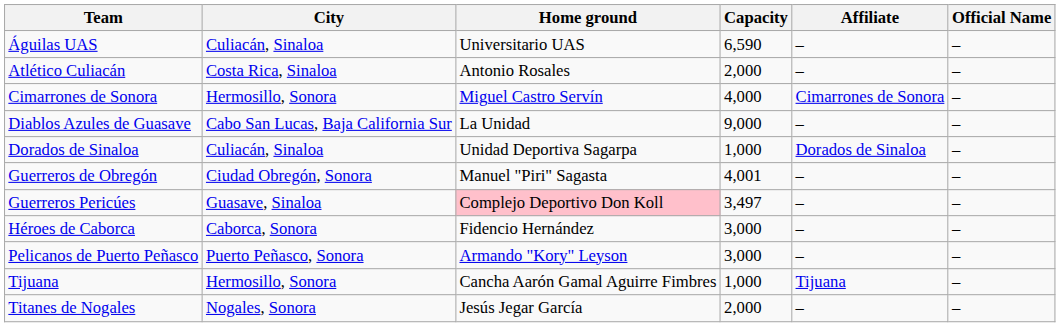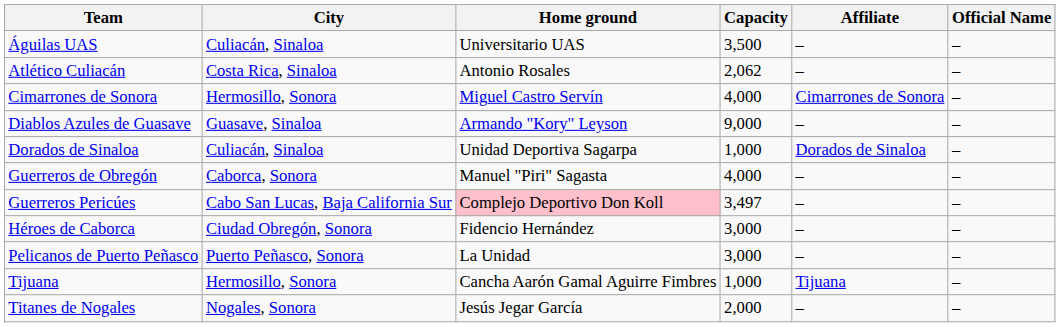(743, 44) 6,590 -> (743, 44) 3,500
(743, 70) 2,000 -> (743, 70) 2,062
(329, 123) Cabo San Lucas, Baja California Sur -> (264, 123) Guasave, Sinaloa
(495, 123) La Unidad -> (543, 123) Armando "Kory" Leyson
(289, 176) Ciudad Obregón, Sonora -> (261, 176) Caborca, Sonora
(743, 176) 4,001 -> (743, 176) 4,000
(264, 202) Guasave, Sinaloa -> (329, 202) Cabo San Lucas, Baja California Sur
(261, 228) Caborca, Sonora -> (289, 228) Ciudad Obregón, Sonora
(543, 255) Armando "Kory" Leyson -> (495, 255) La Unidad
